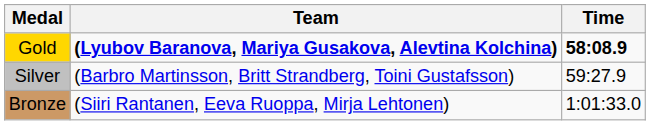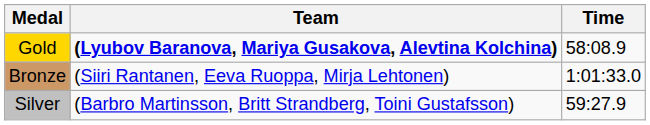(596, 47) bold -> (596, 47) normal
rows swapped: (37, 76) <-> (37, 104)
